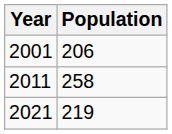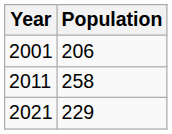(78, 112) 219 -> (78, 112) 229
